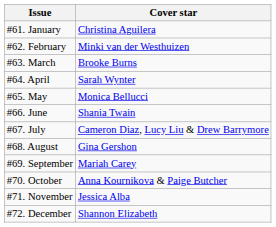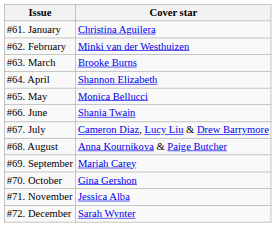(107, 79) Sarah Wynter -> (118, 79) Shannon Elizabeth
(107, 146) Gina Gershon -> (152, 146) Anna Kournikova & Paige Butcher
(152, 180) Anna Kournikova & Paige Butcher -> (107, 180) Gina Gershon
(118, 213) Shannon Elizabeth -> (107, 213) Sarah Wynter
